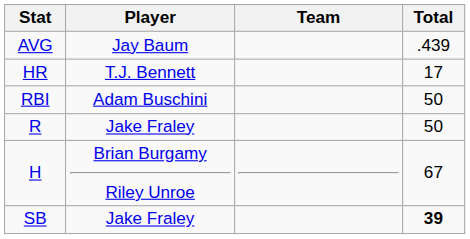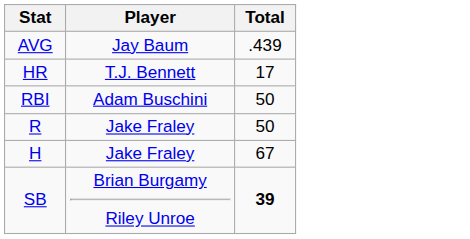- column: (319, 18)
(150, 173) Brian Burgamy Riley Unroe -> (150, 153) Jake Fraley
(150, 219) Jake Fraley -> (150, 200) Brian Burgamy Riley Unroe
